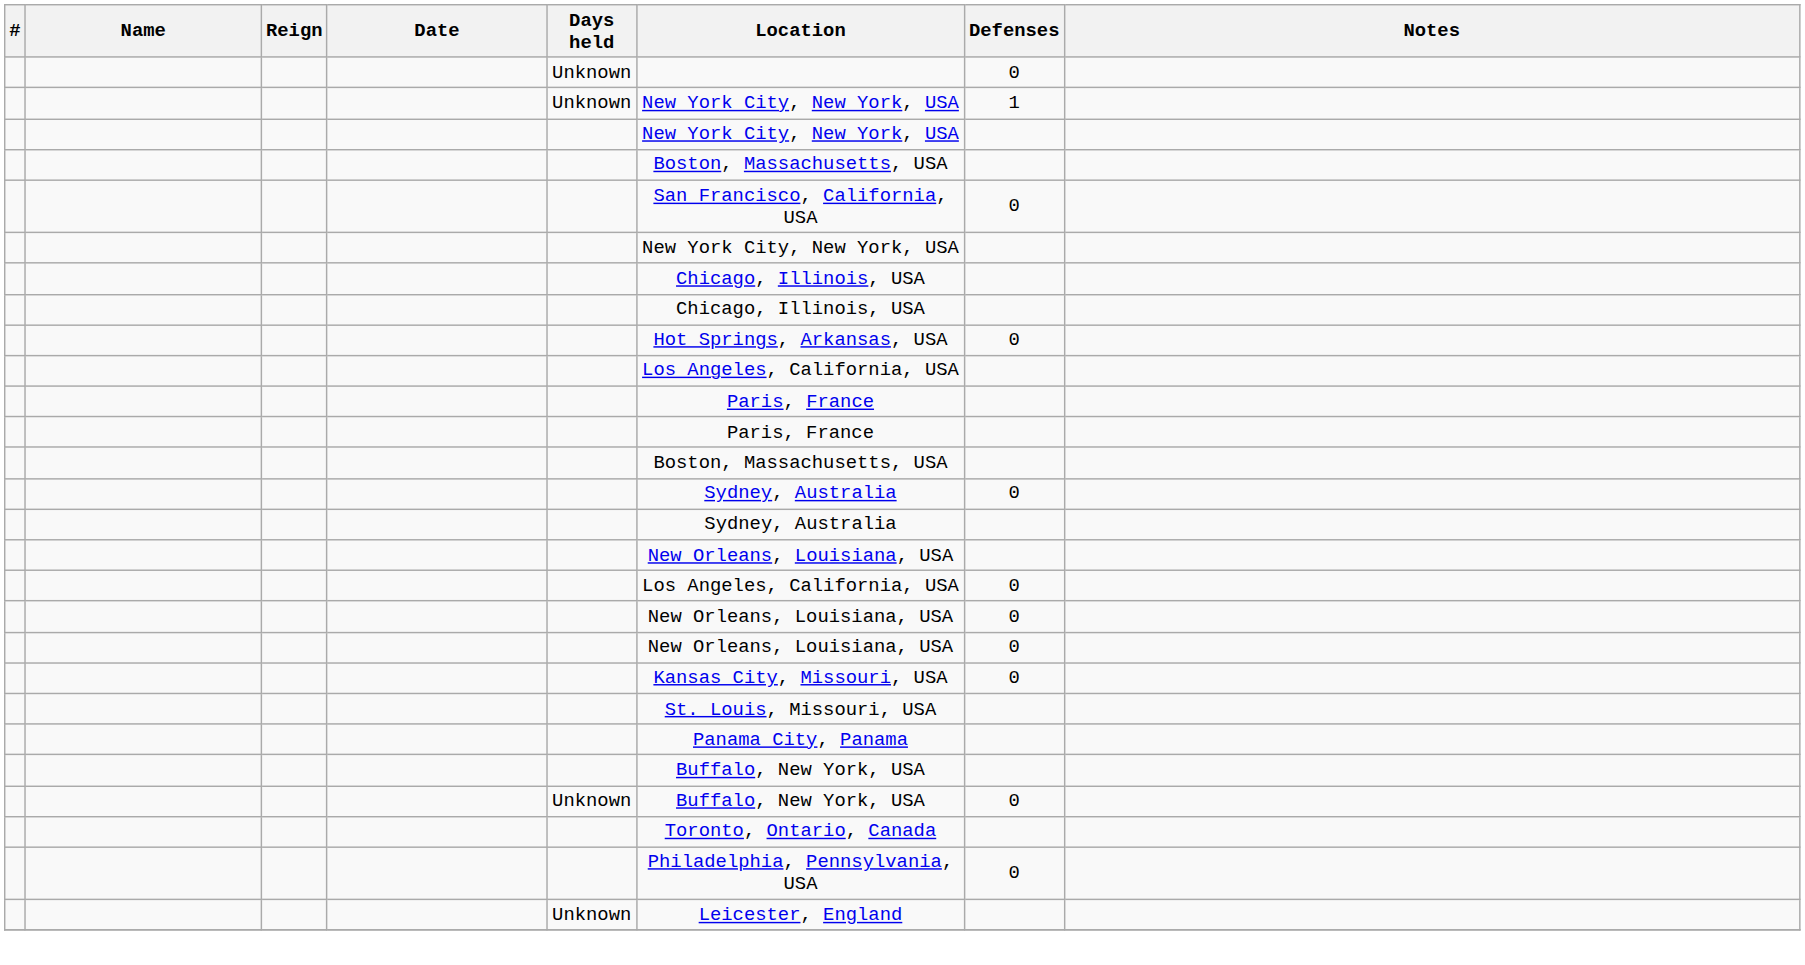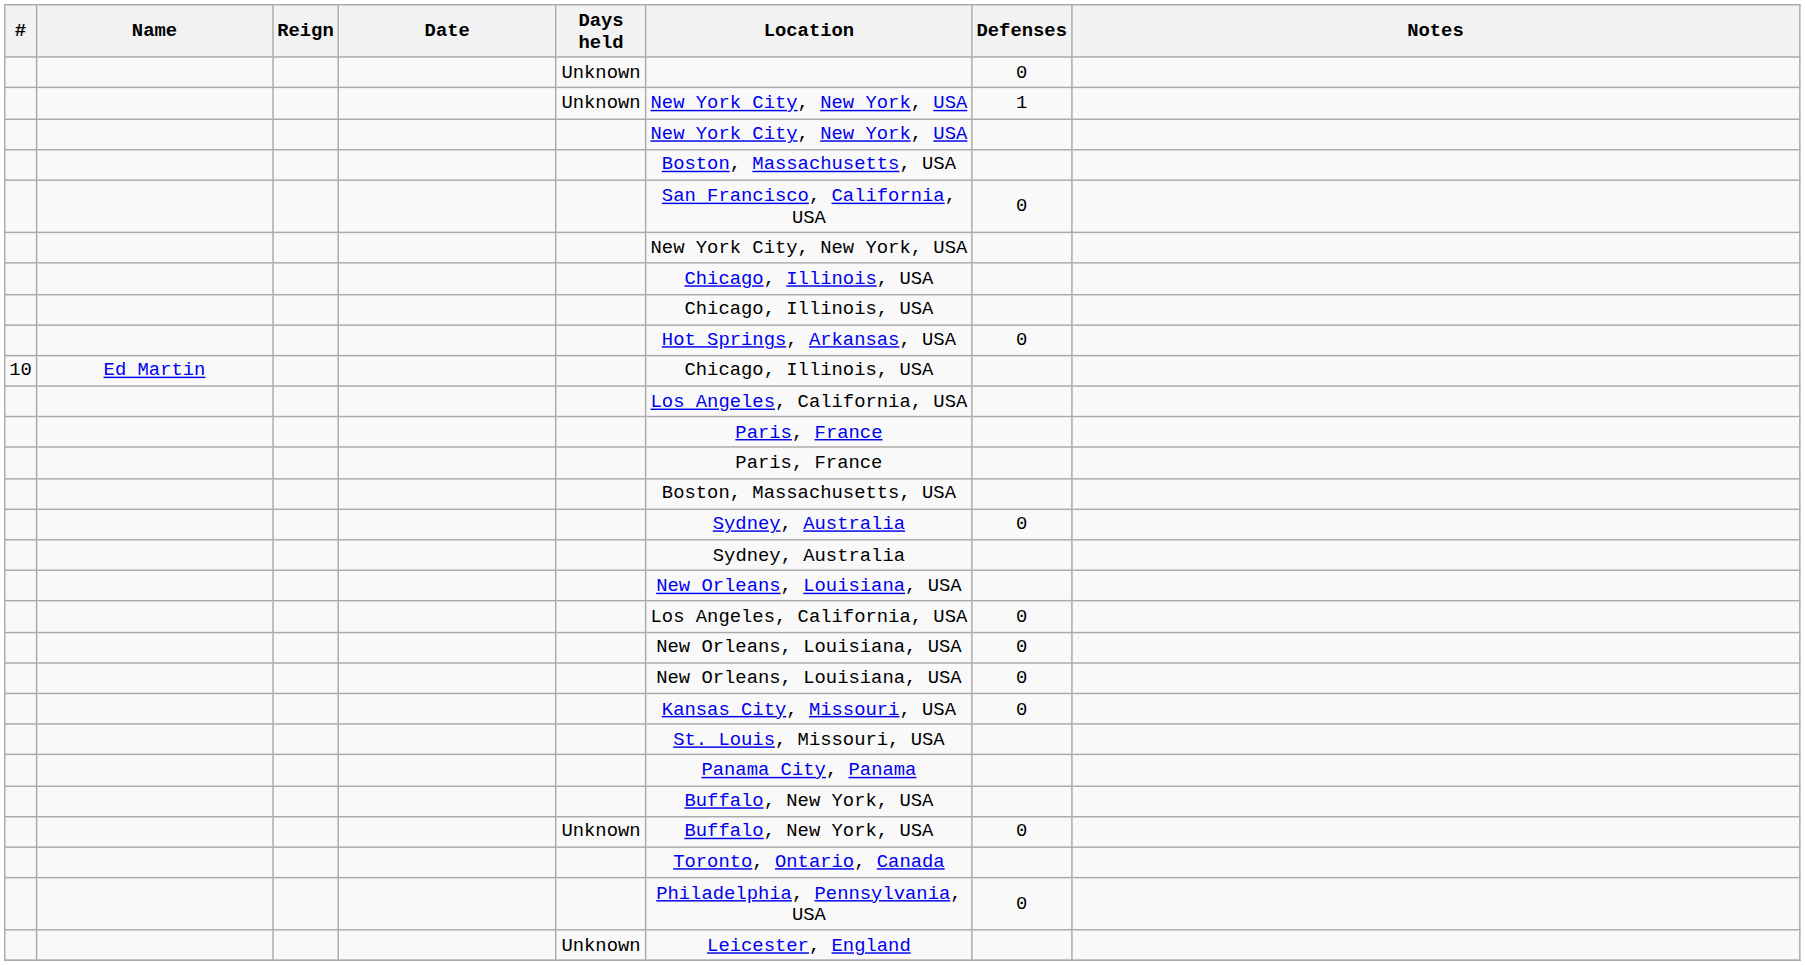+ row: (21, 371)
